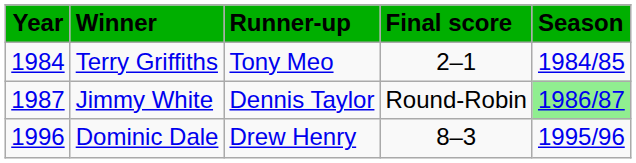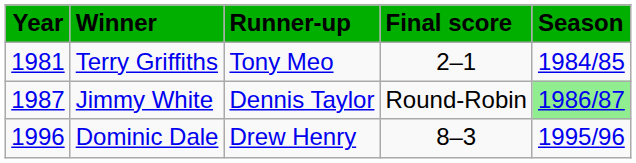(38, 61) 1984 -> (38, 61) 1981
